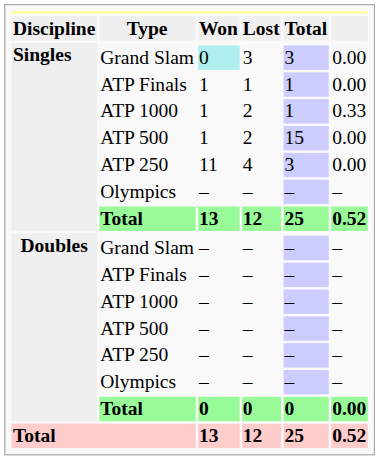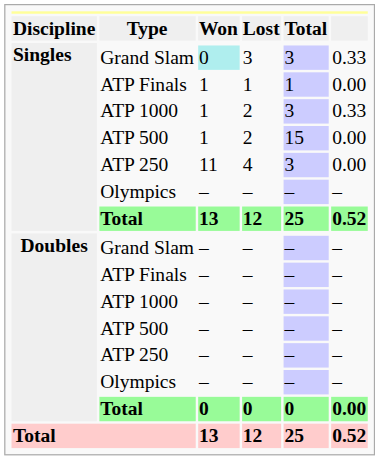(349, 57) 0.00 -> (349, 57) 0.33
(289, 111) 1 -> (289, 111) 3
